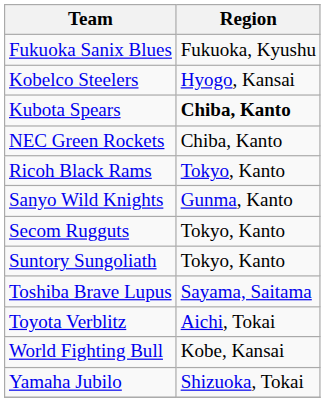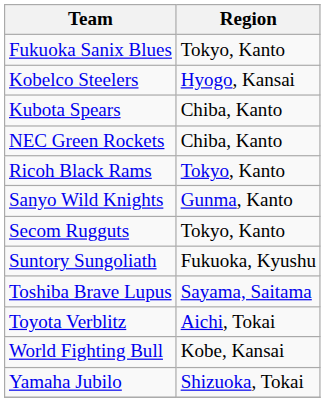(248, 49) Fukuoka, Kyushu -> (233, 49) Tokyo, Kanto
(236, 110) bold -> (231, 110) normal
(233, 261) Tokyo, Kanto -> (248, 261) Fukuoka, Kyushu
